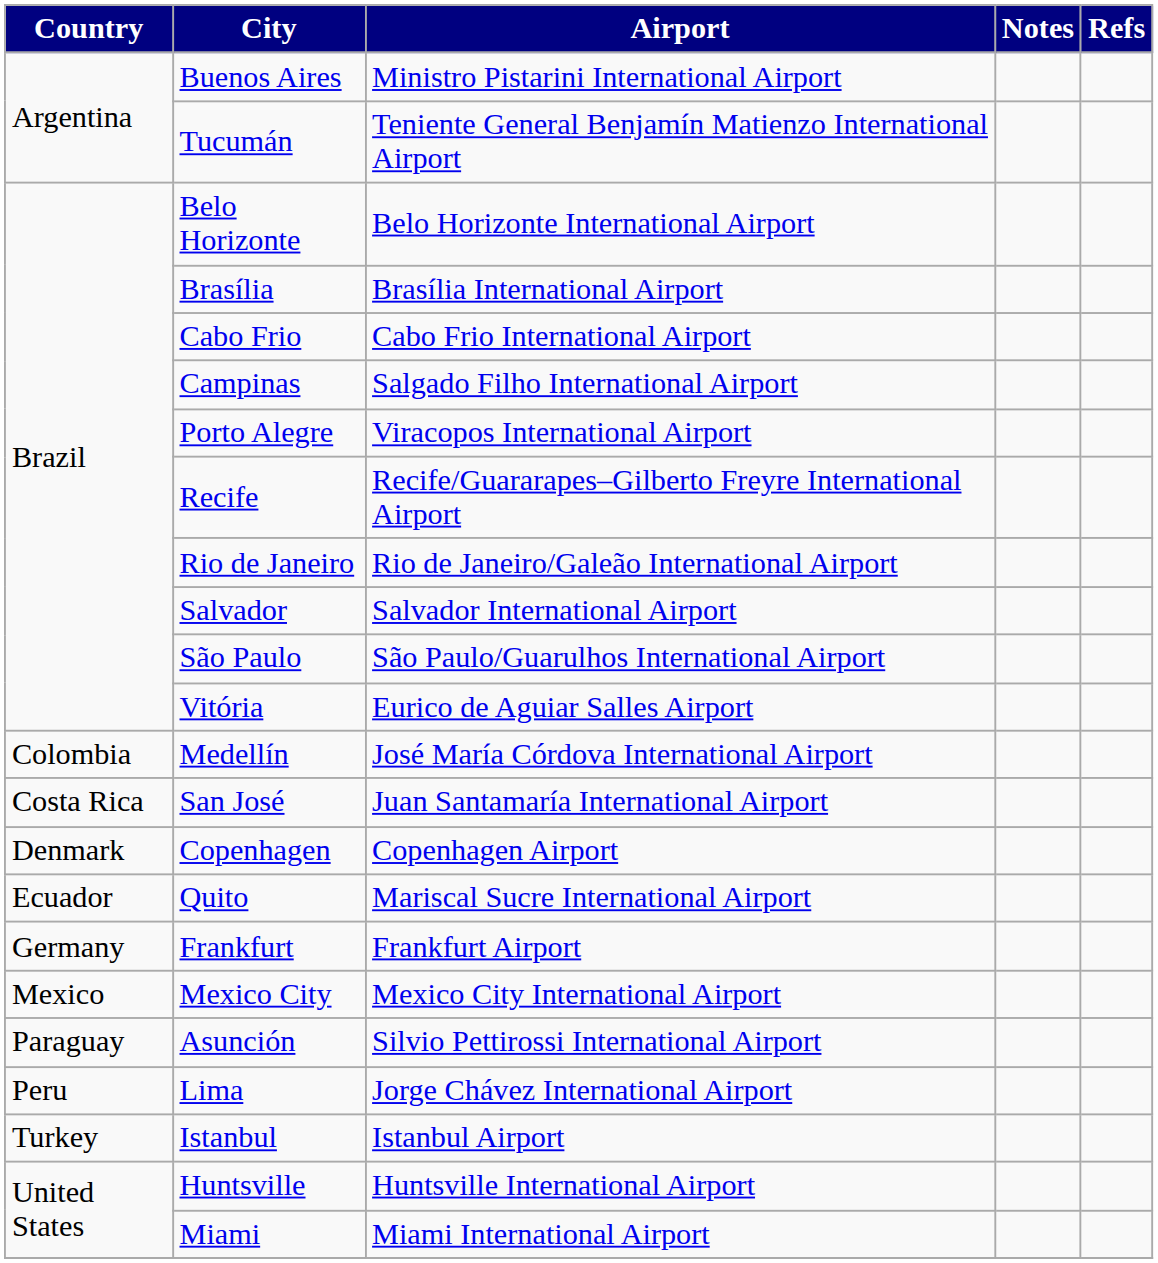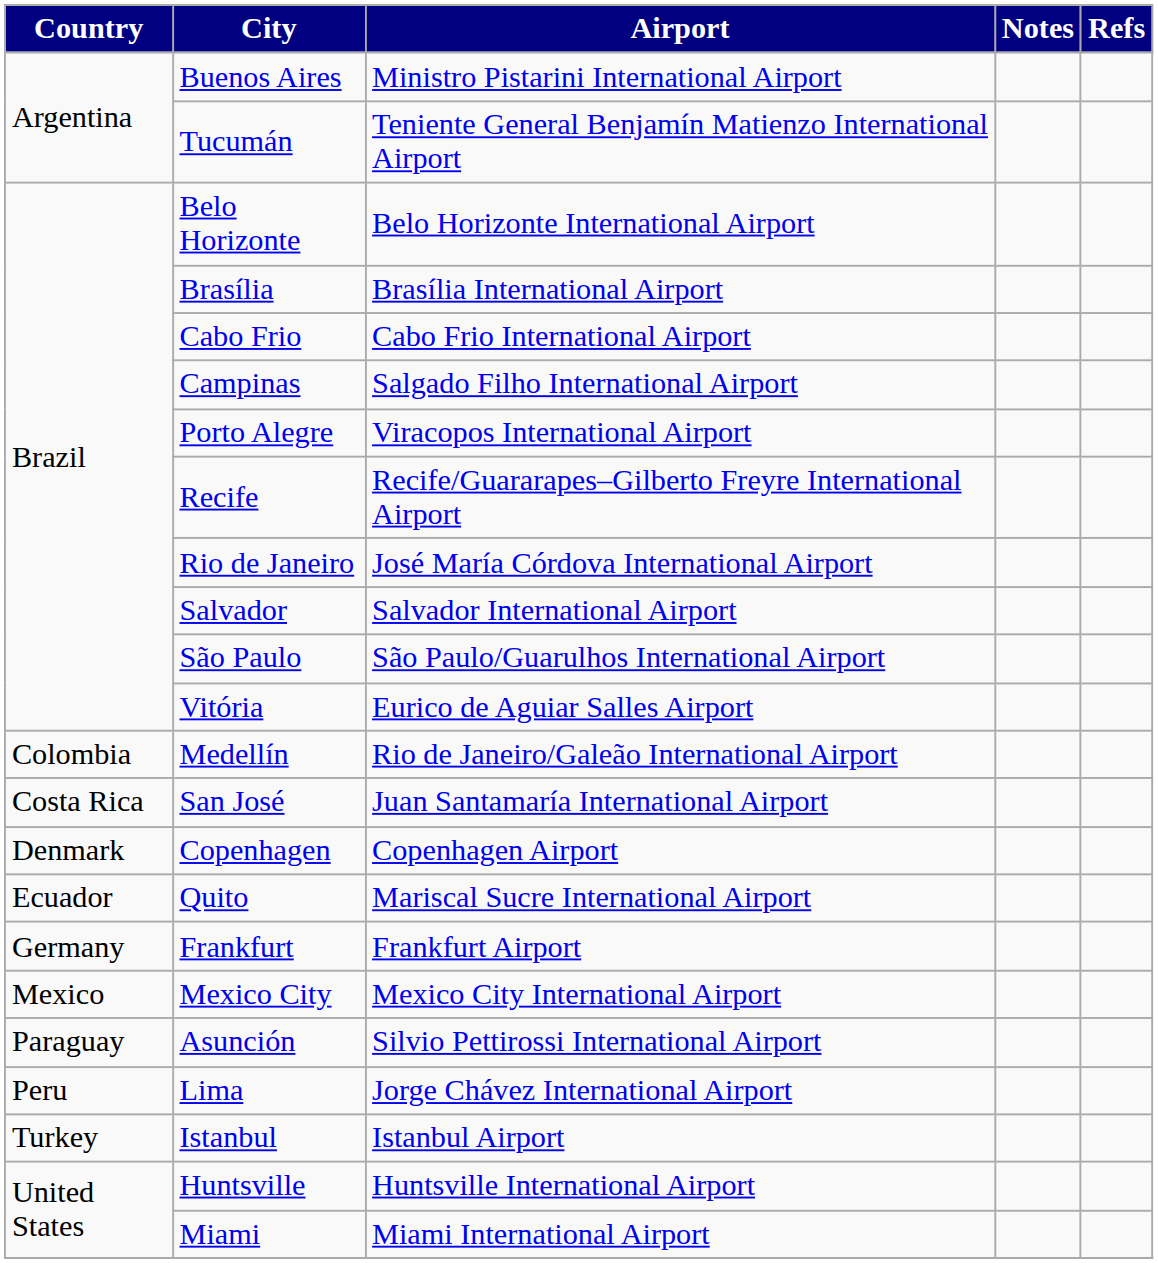(635, 562) Rio de Janeiro/Galeão International Airport -> (622, 562) José María Córdova International Airport
(622, 754) José María Córdova International Airport -> (635, 754) Rio de Janeiro/Galeão International Airport
